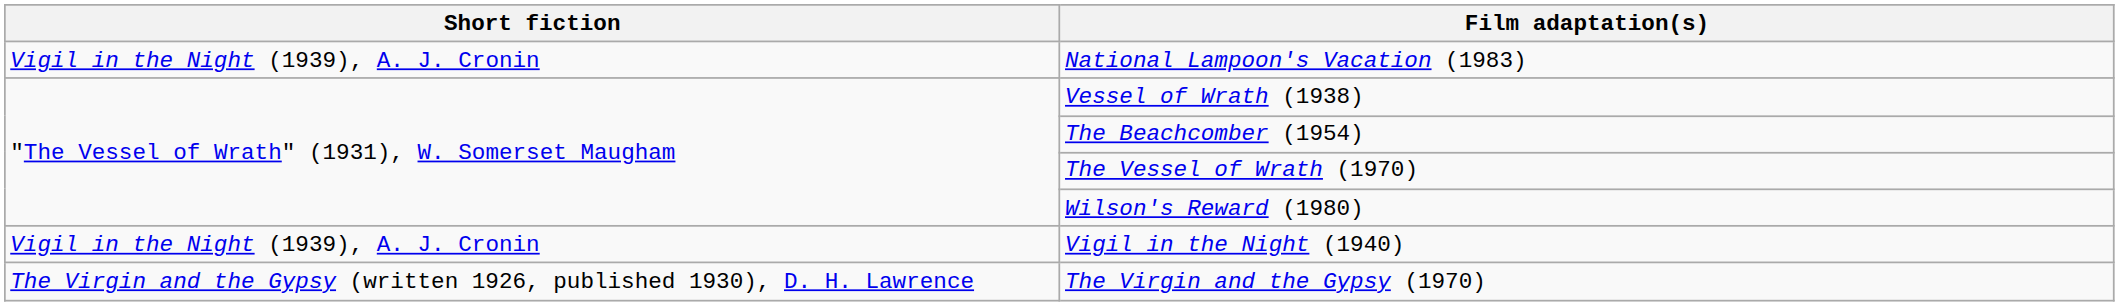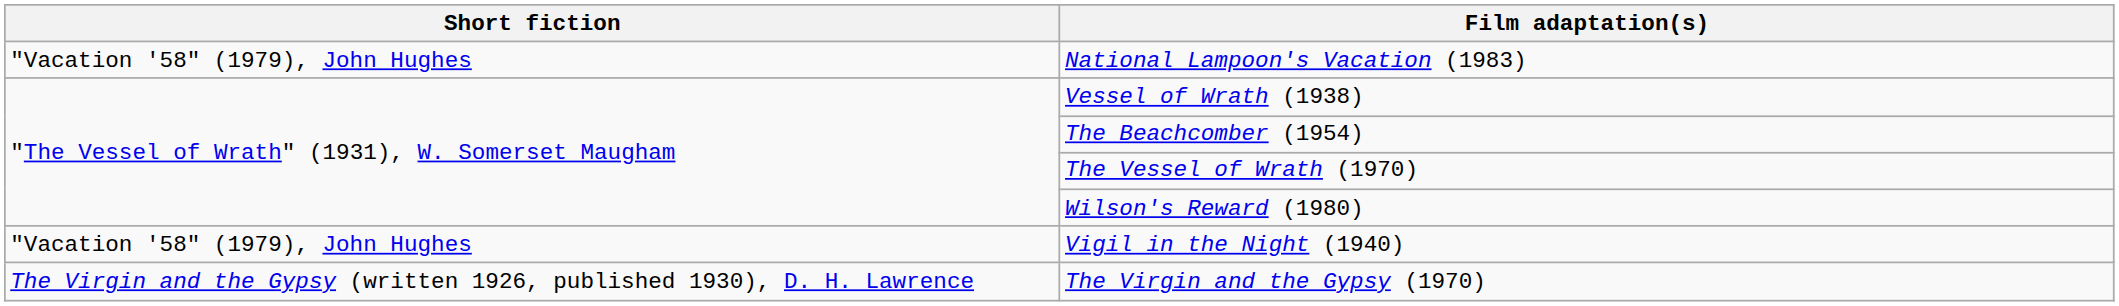(275, 60) Vigil in the Night (1939), A. J. Cronin -> (241, 60) "Vacation '58" (1979), John Hughes
(275, 245) Vigil in the Night (1939), A. J. Cronin -> (241, 245) "Vacation '58" (1979), John Hughes
